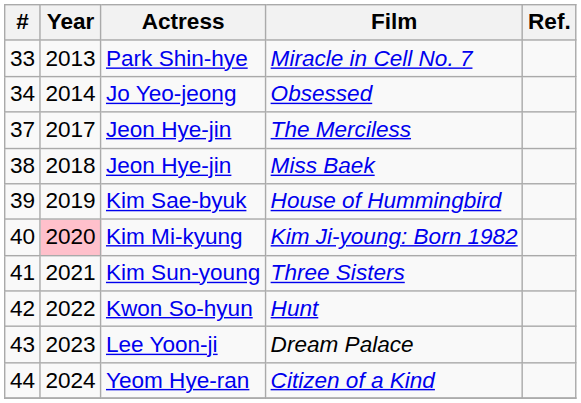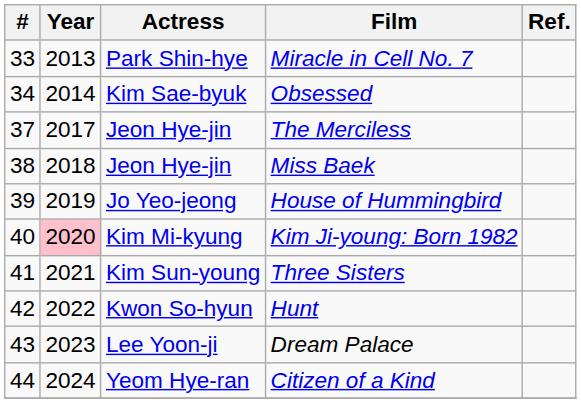(171, 93) Jo Yeo-jeong -> (176, 93) Kim Sae-byuk
(176, 201) Kim Sae-byuk -> (171, 201) Jo Yeo-jeong
